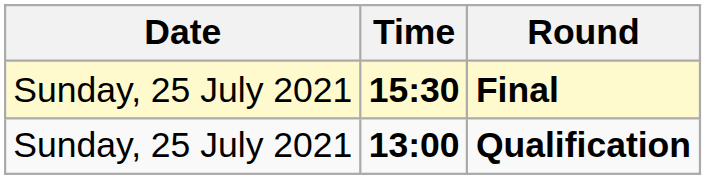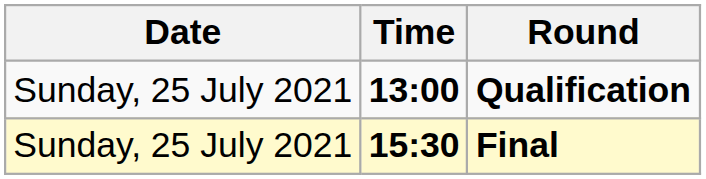rows swapped: (583, 145) <-> (517, 88)
